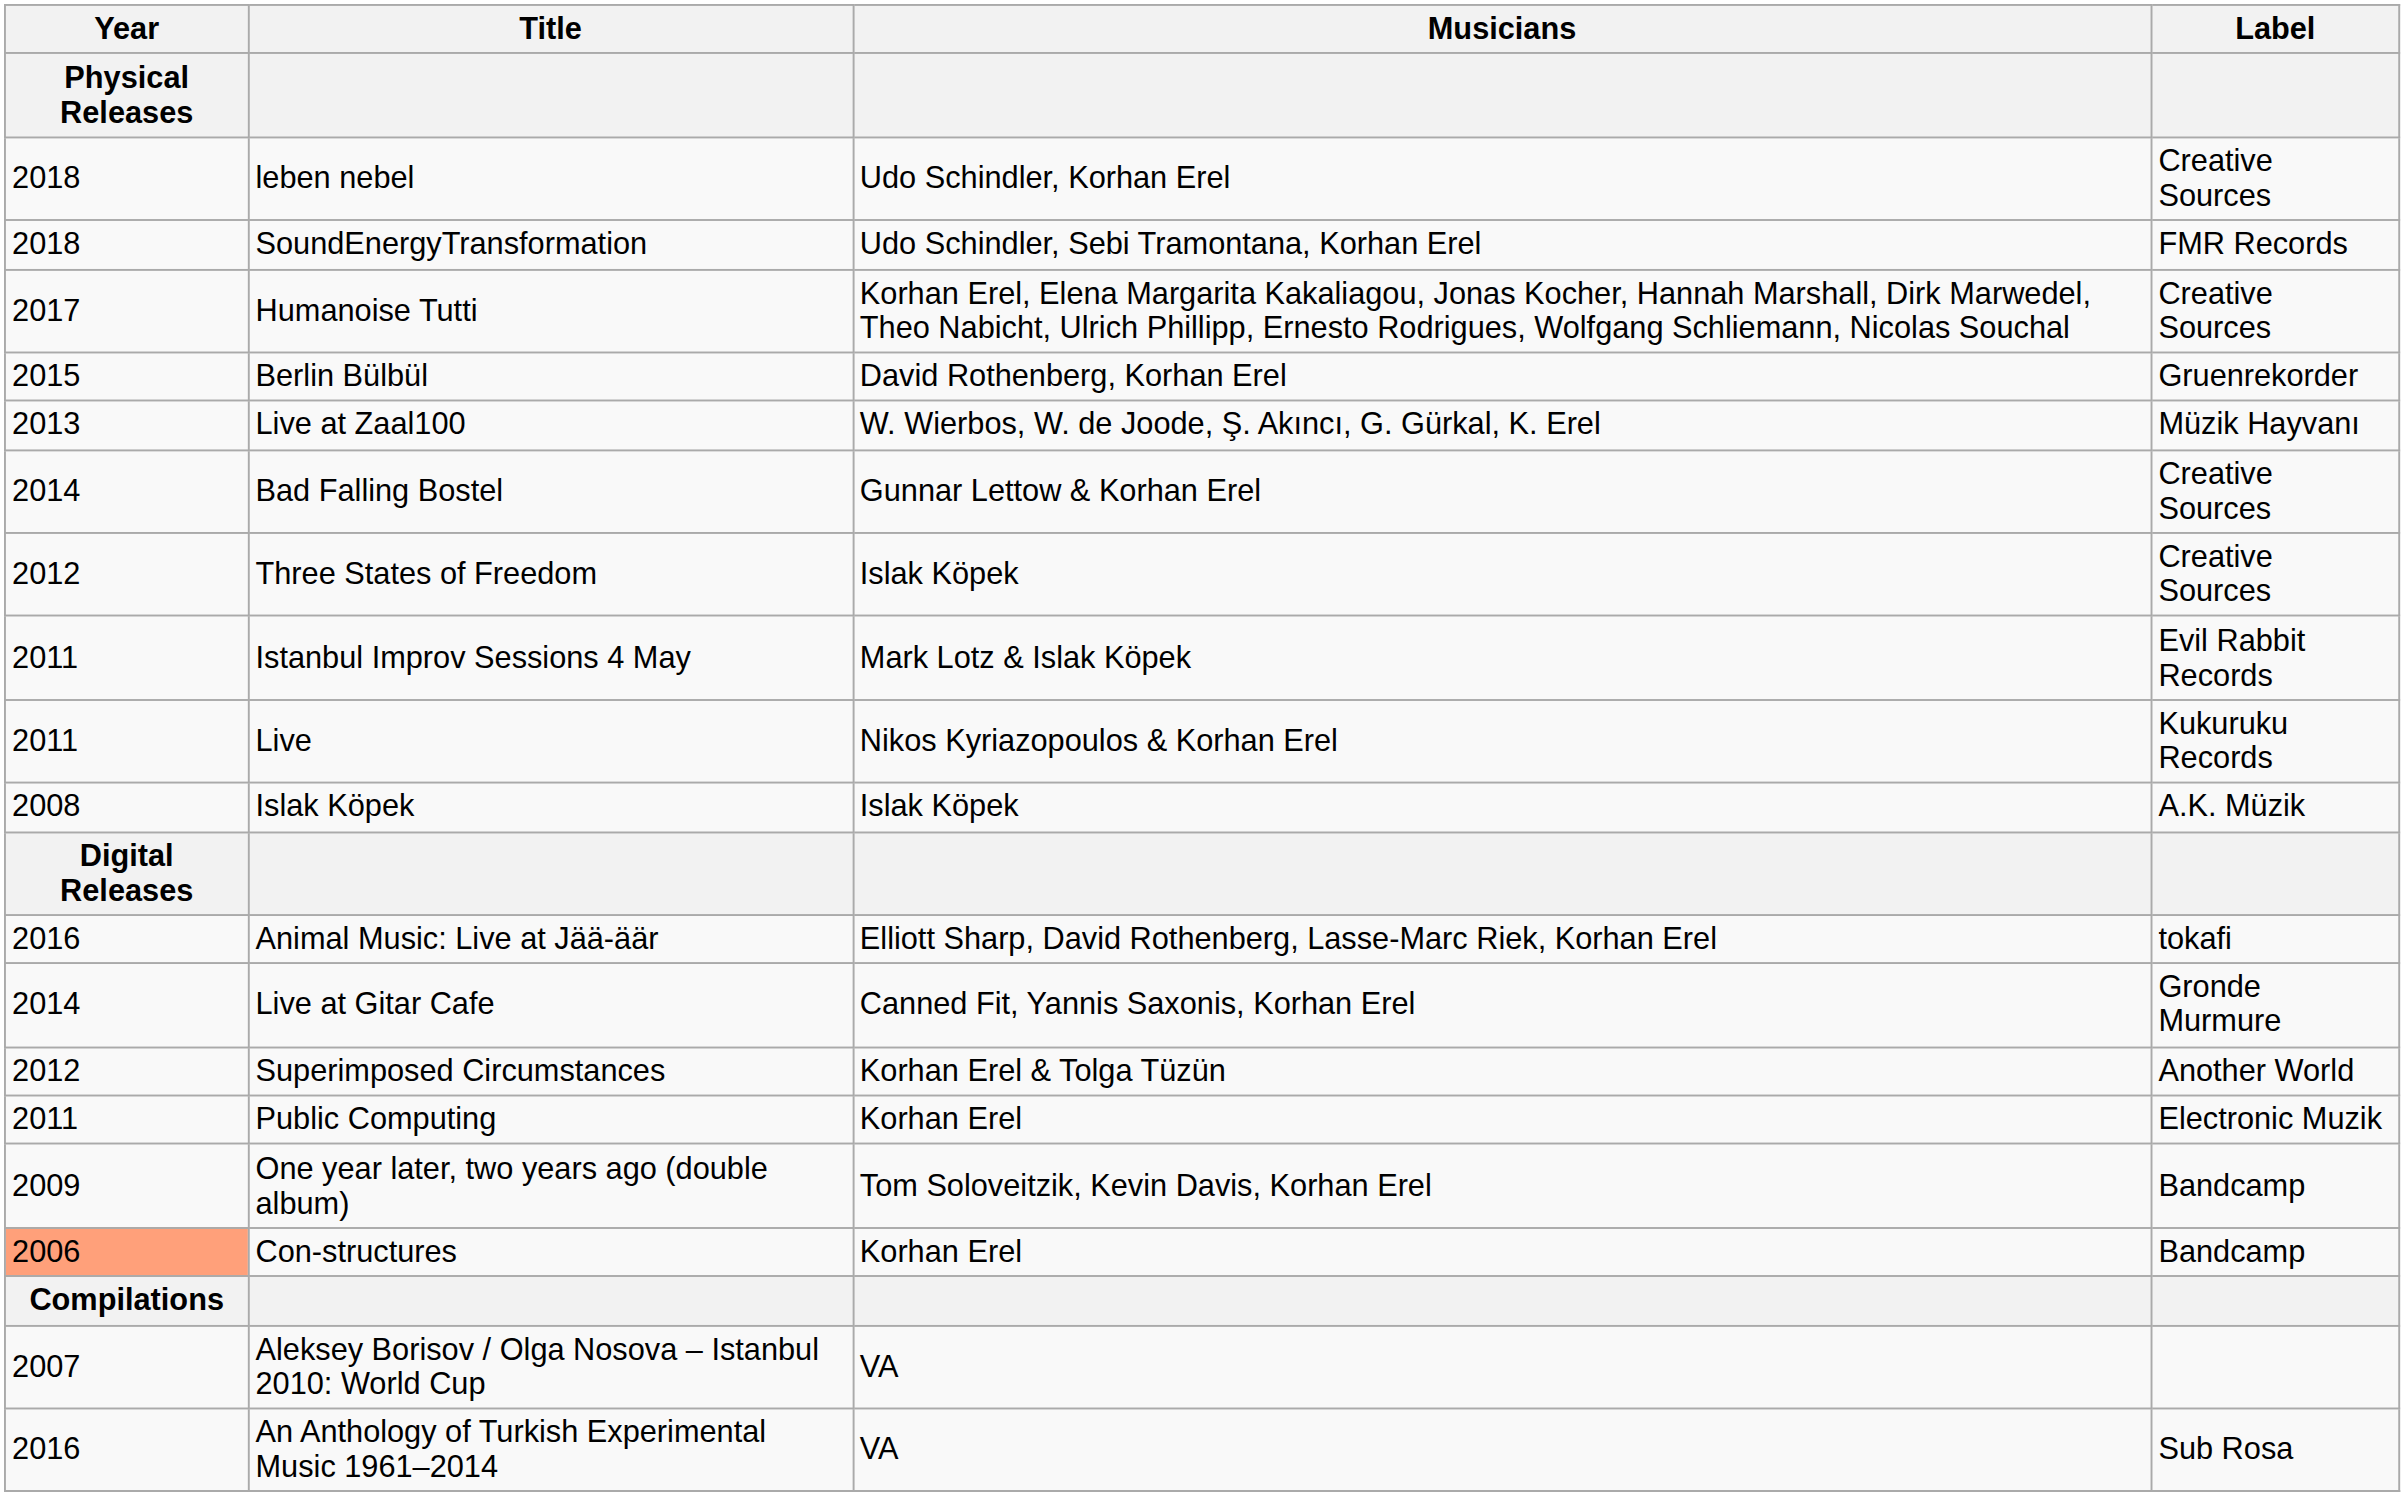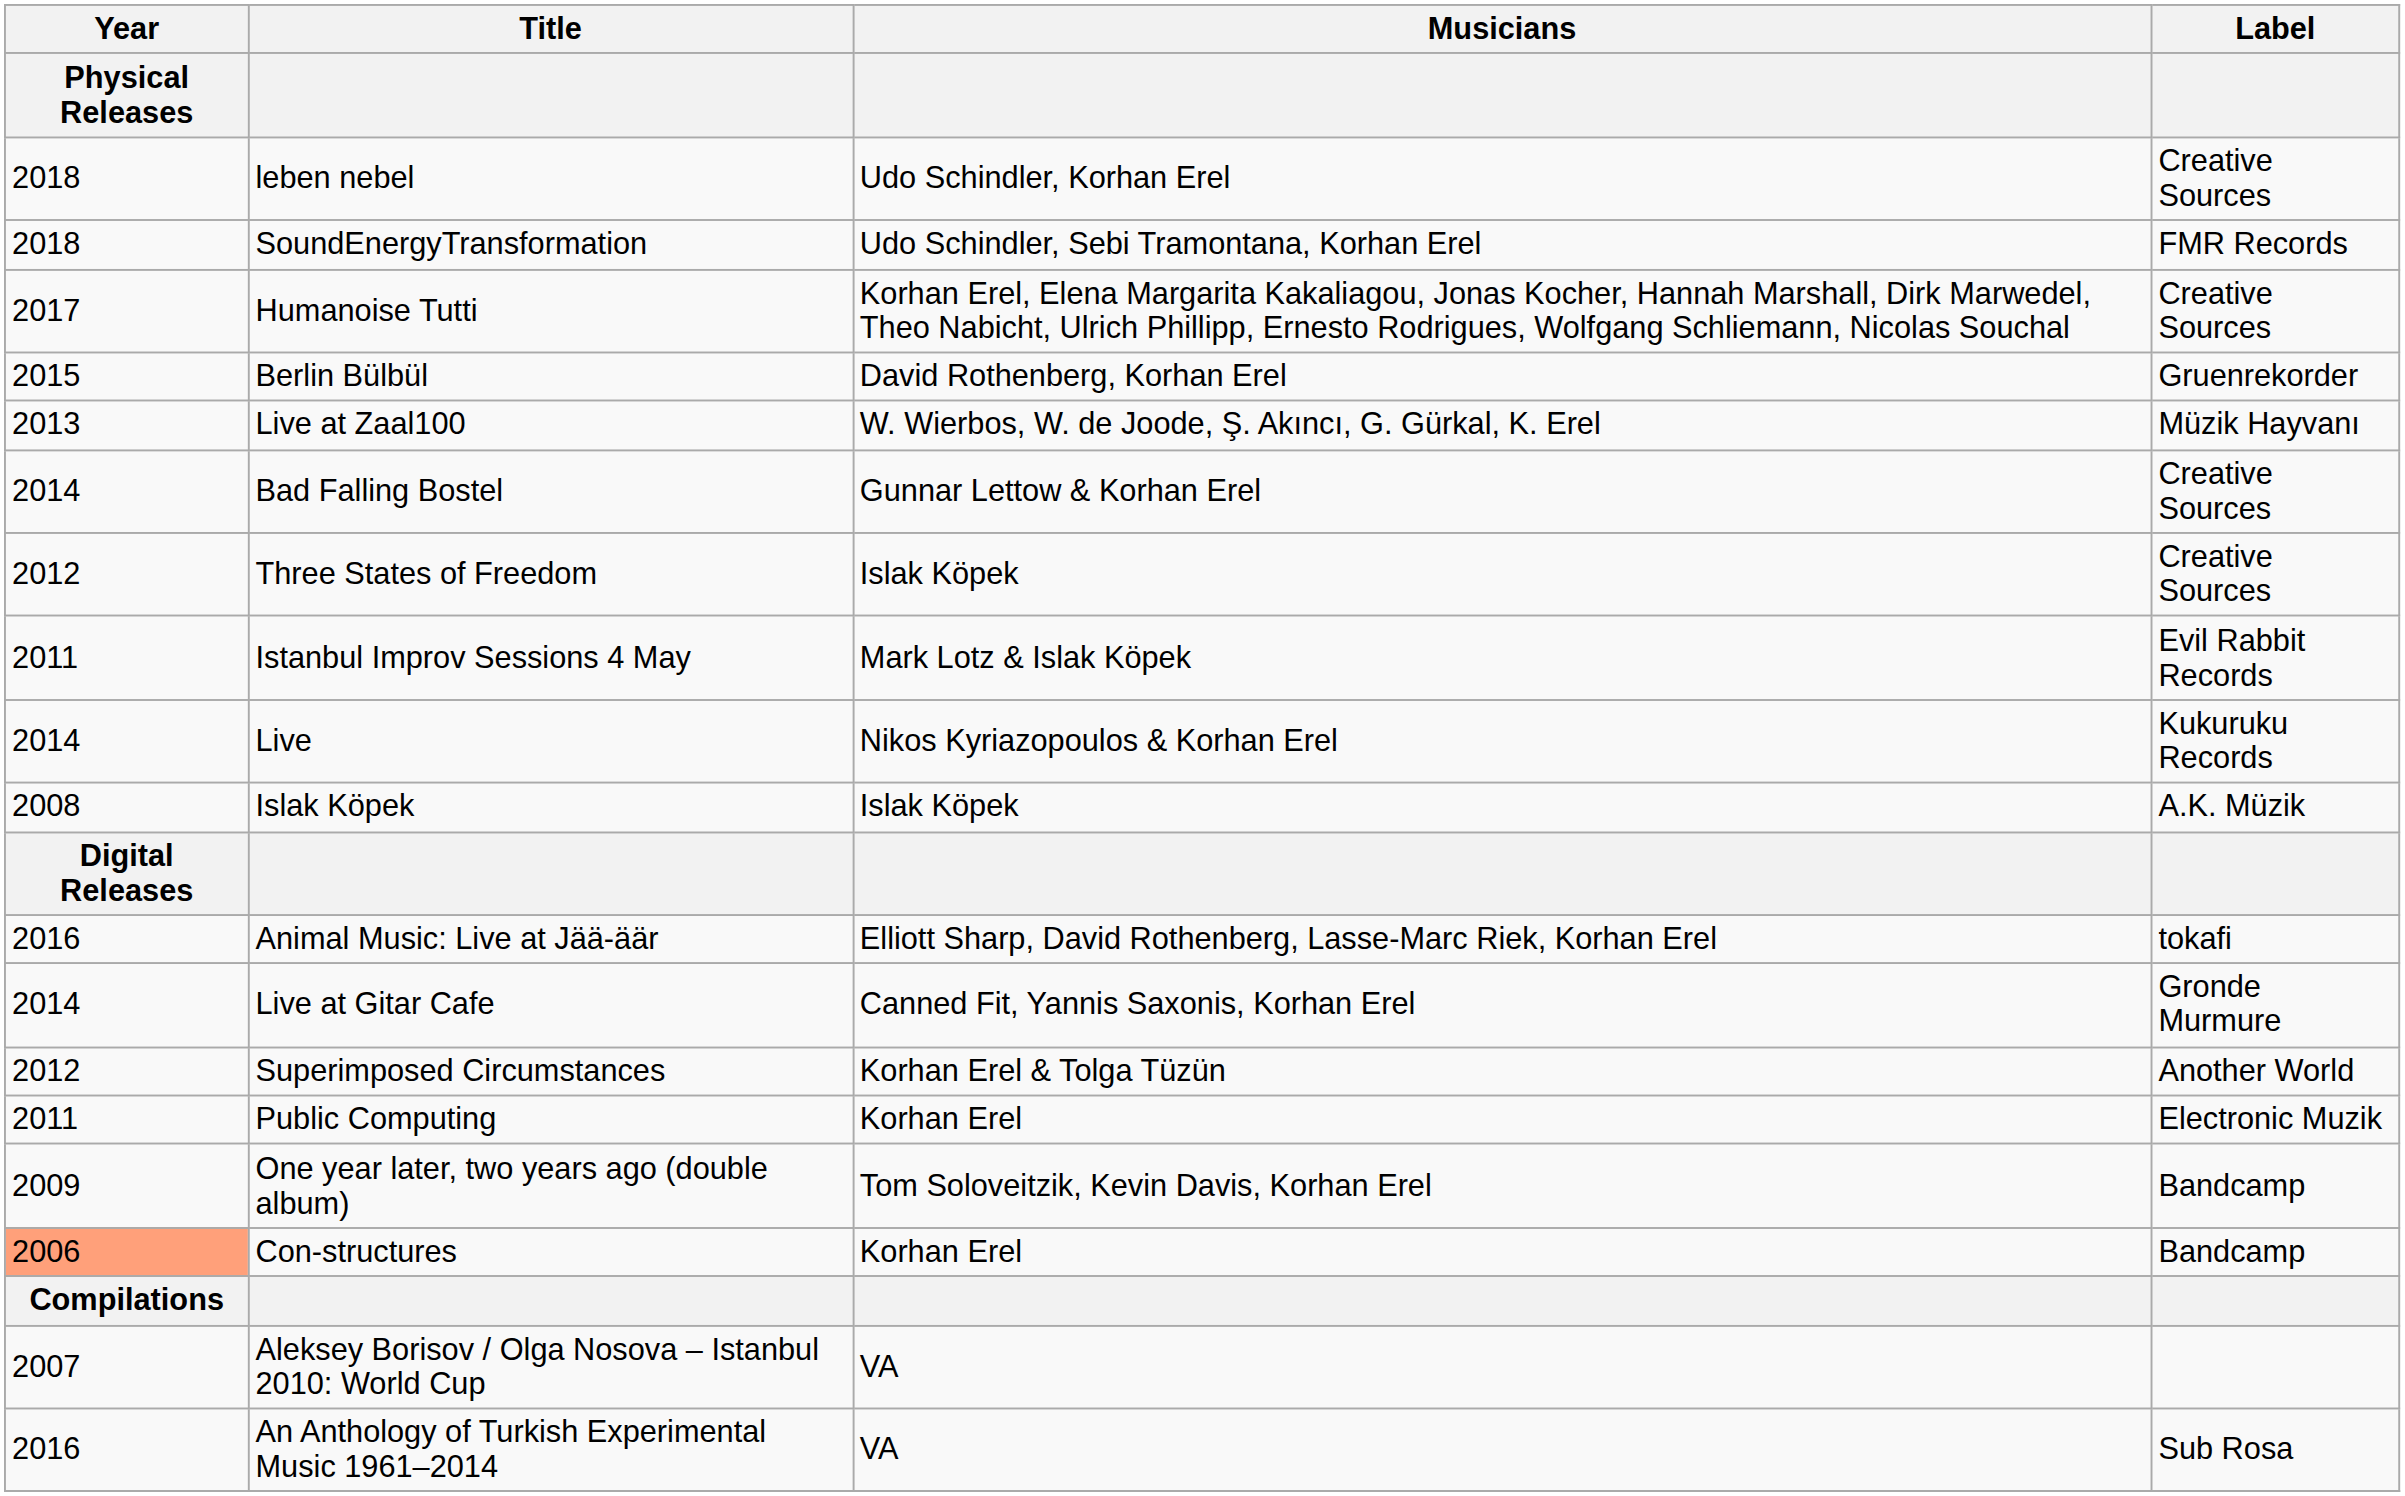(45, 740) 2011 -> (46, 740) 2014
